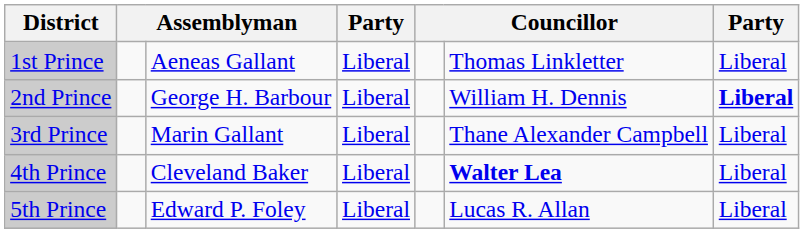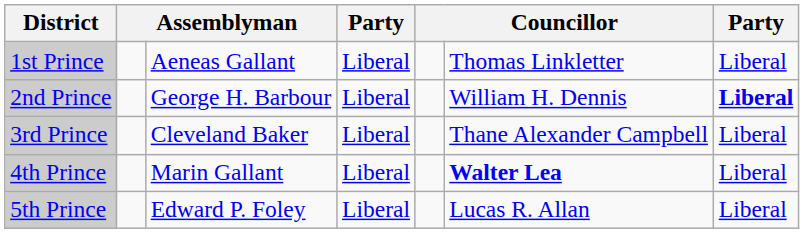(217, 135) Marin Gallant -> (229, 135) Cleveland Baker
(229, 172) Cleveland Baker -> (217, 172) Marin Gallant
